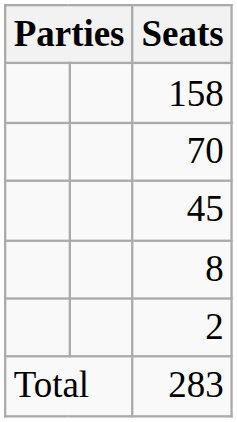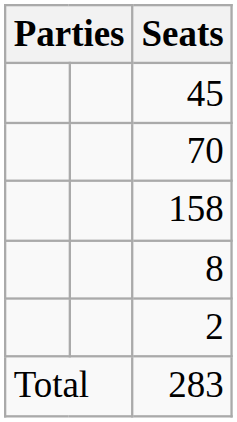rows swapped: (196, 92) <-> (205, 209)
